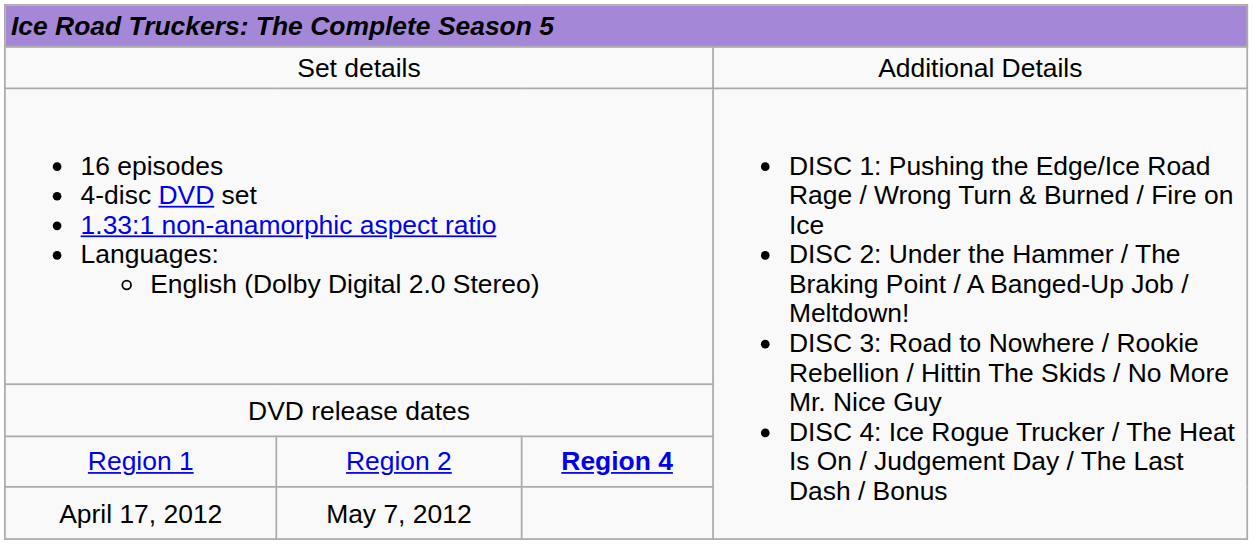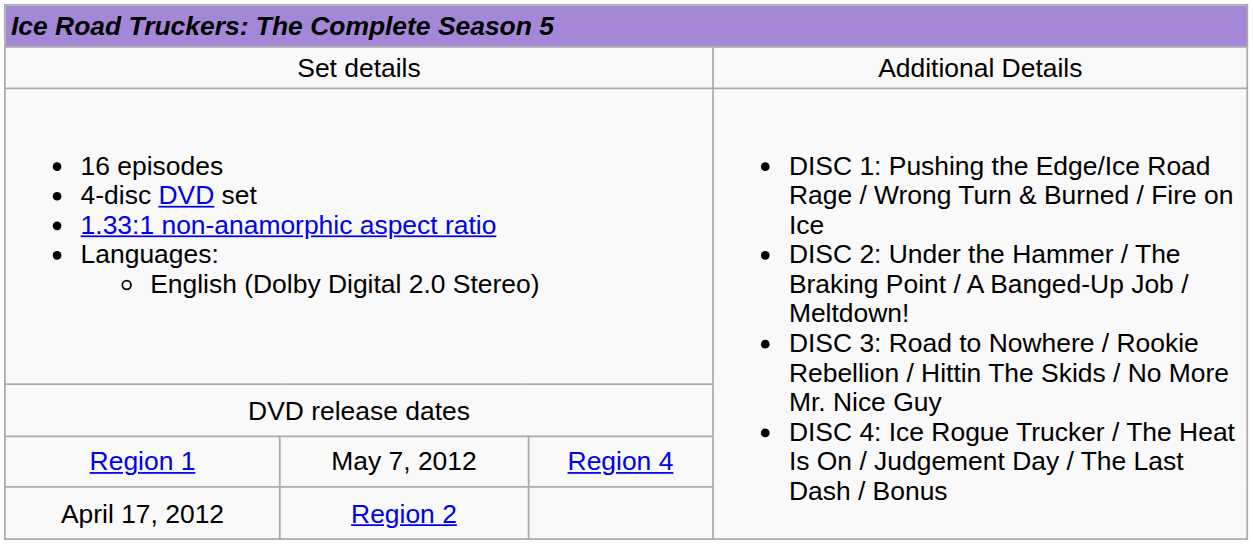(399, 462) Region 2 -> (404, 462) May 7, 2012
(617, 462) bold -> (620, 462) normal
(399, 513) May 7, 2012 -> (404, 513) Region 2
